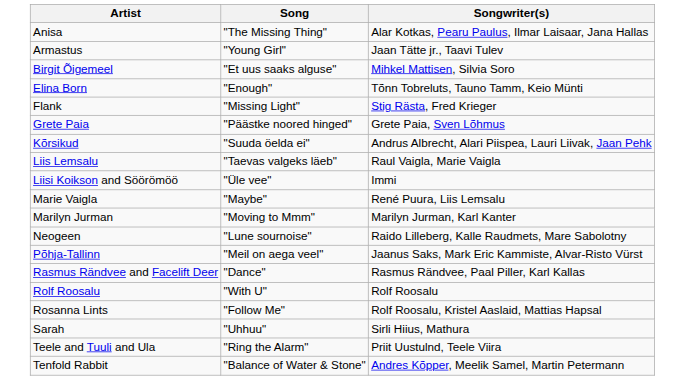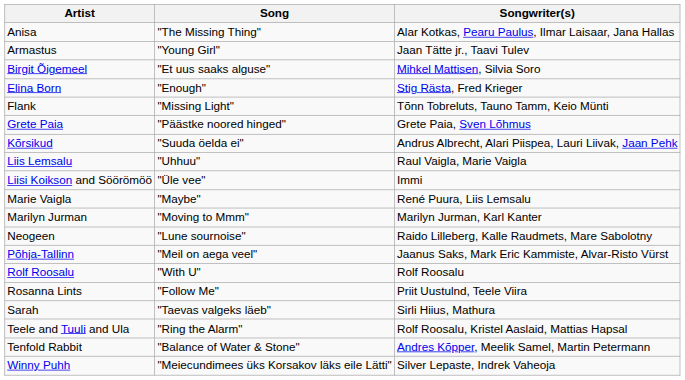(477, 87) Tõnn Tobreluts, Tauno Tamm, Keio Münti -> (460, 87) Stig Rästa, Fred Krieger
(434, 106) Stig Rästa, Fred Krieger -> (503, 106) Tõnn Tobreluts, Tauno Tamm, Keio Münti
(280, 161) "Taevas valgeks läeb" -> (179, 161) "Uhhuu"
- row: (126, 273)
(486, 310) Rolf Roosalu, Kristel Aaslaid, Mattias Hapsal -> (462, 291) Priit Uustulnd, Teele Viira
(245, 328) "Uhhuu" -> (214, 310) "Taevas valgeks läeb"
(436, 347) Priit Uustulnd, Teele Viira -> (512, 328) Rolf Roosalu, Kristel Aaslaid, Mattias Hapsal
+ row: (39, 365)
